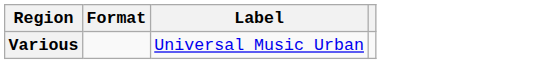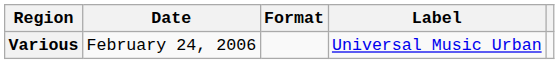+ column: (171, 18)
